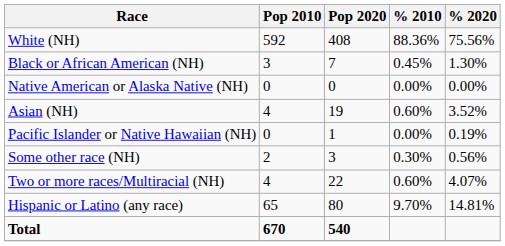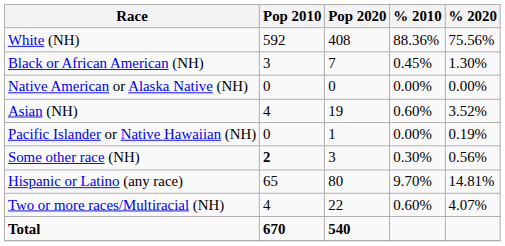(267, 157) normal -> (267, 157) bold
rows swapped: (116, 181) <-> (95, 205)
